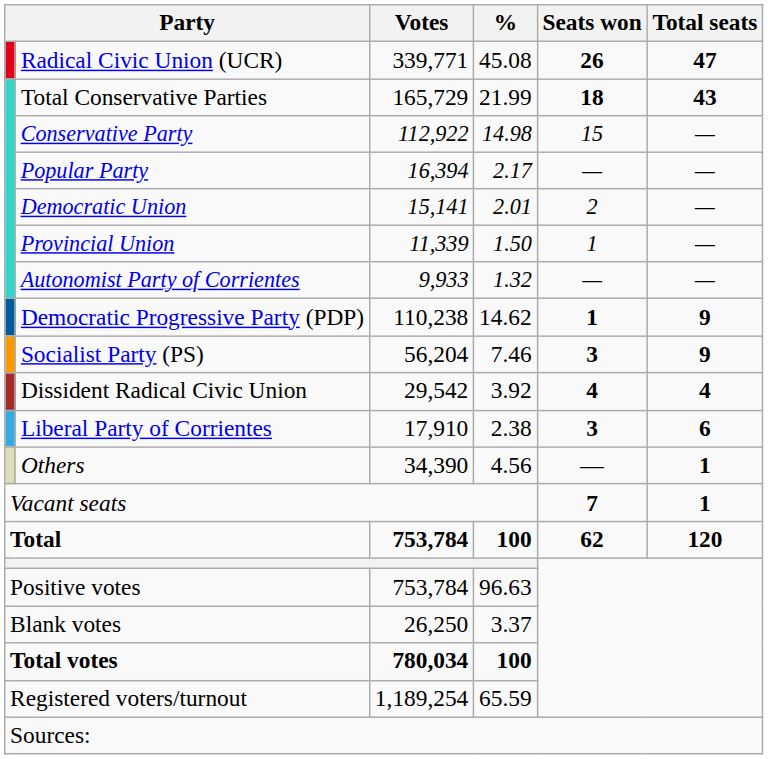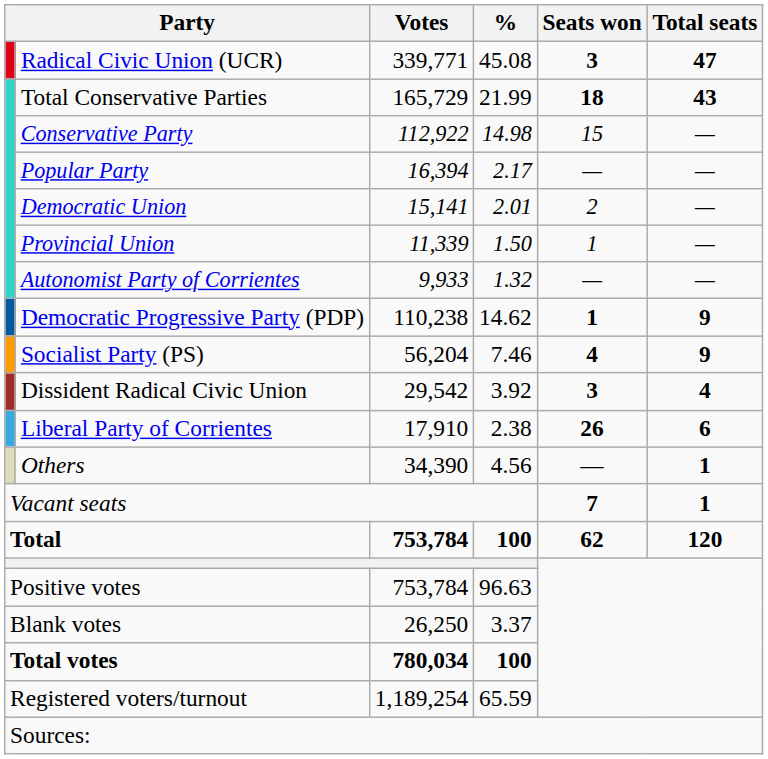(592, 60) 26 -> (592, 60) 3
(592, 354) 3 -> (592, 354) 4
(592, 391) 4 -> (592, 391) 3
(592, 428) 3 -> (592, 428) 26
